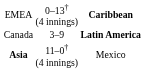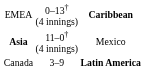rows swapped: (18, 55) <-> (18, 35)
